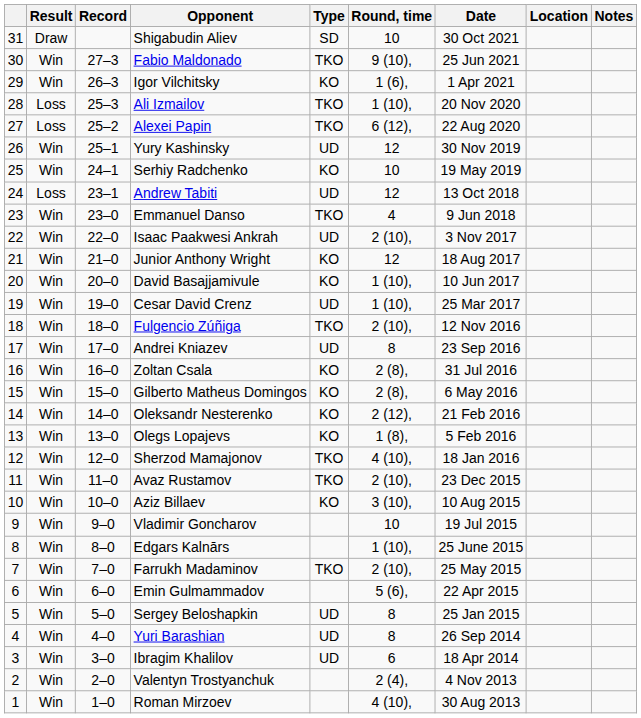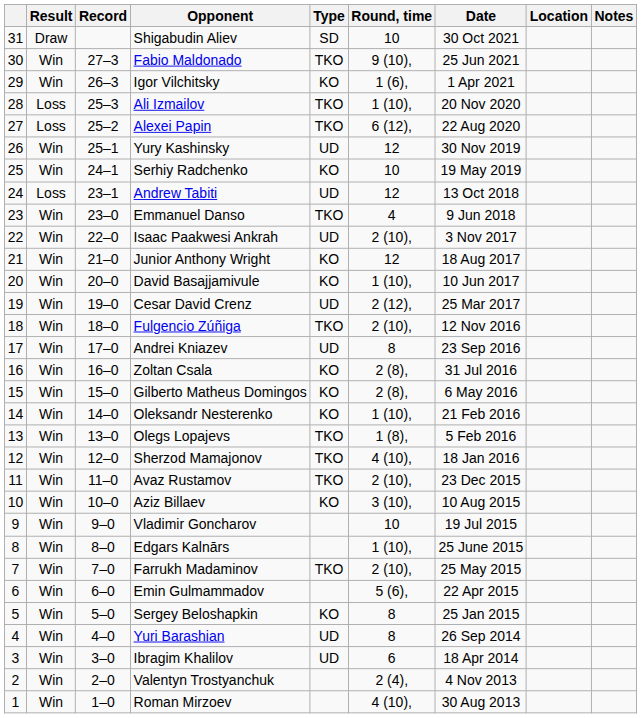(392, 304) 1 (10), -> (392, 304) 2 (12),
(392, 414) 2 (12), -> (392, 414) 1 (10),
(329, 436) KO -> (329, 436) TKO
(329, 613) UD -> (329, 613) KO
